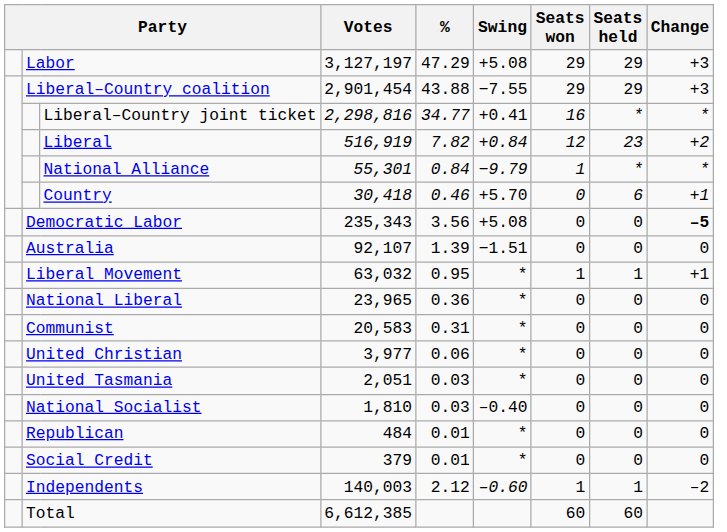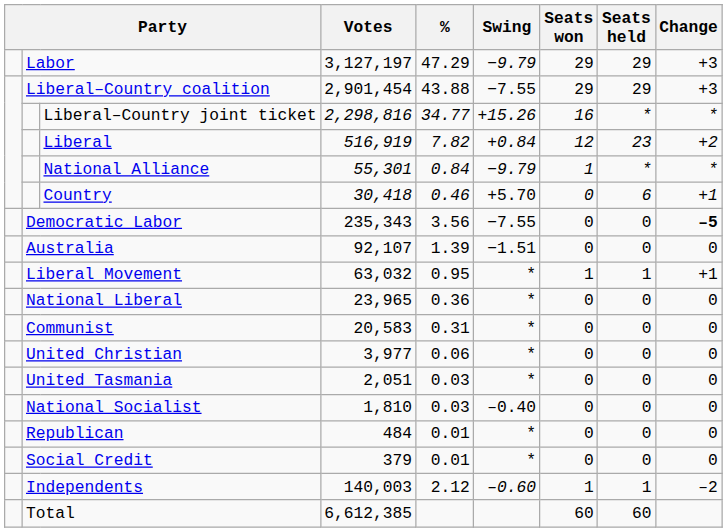(503, 63) +5.08 -> (512, 63) −9.79
(503, 116) +0.41 -> (507, 116) +15.26
(503, 222) +5.08 -> (512, 222) −7.55
